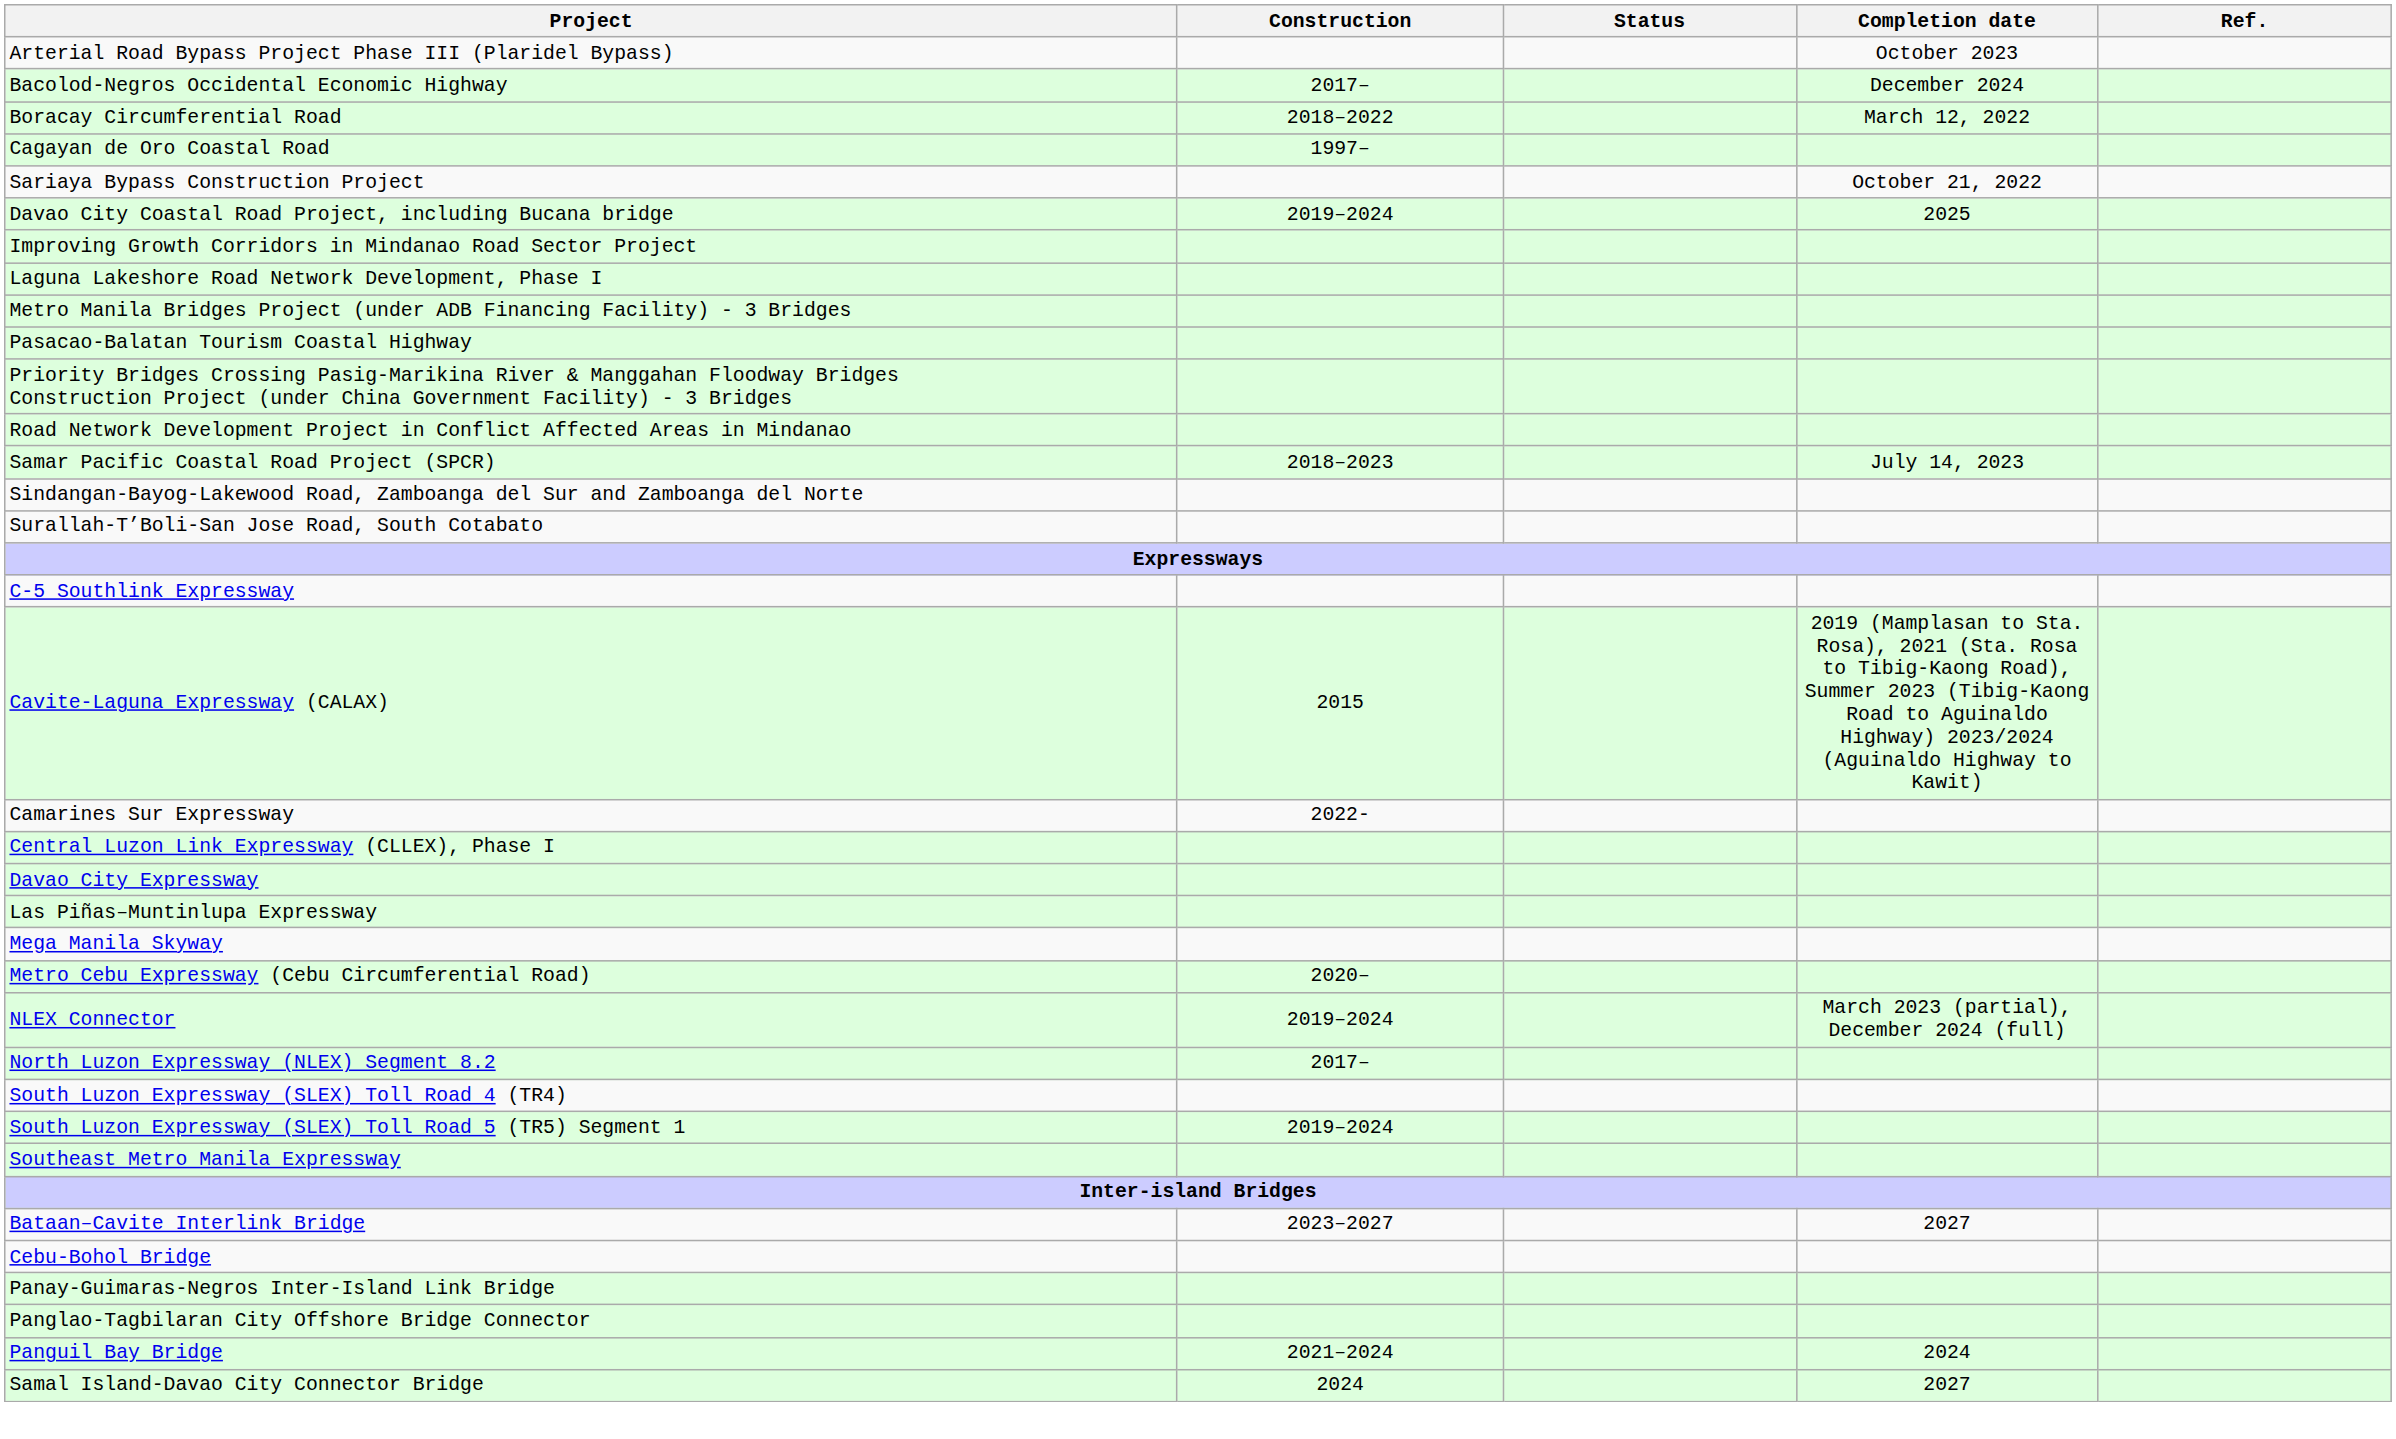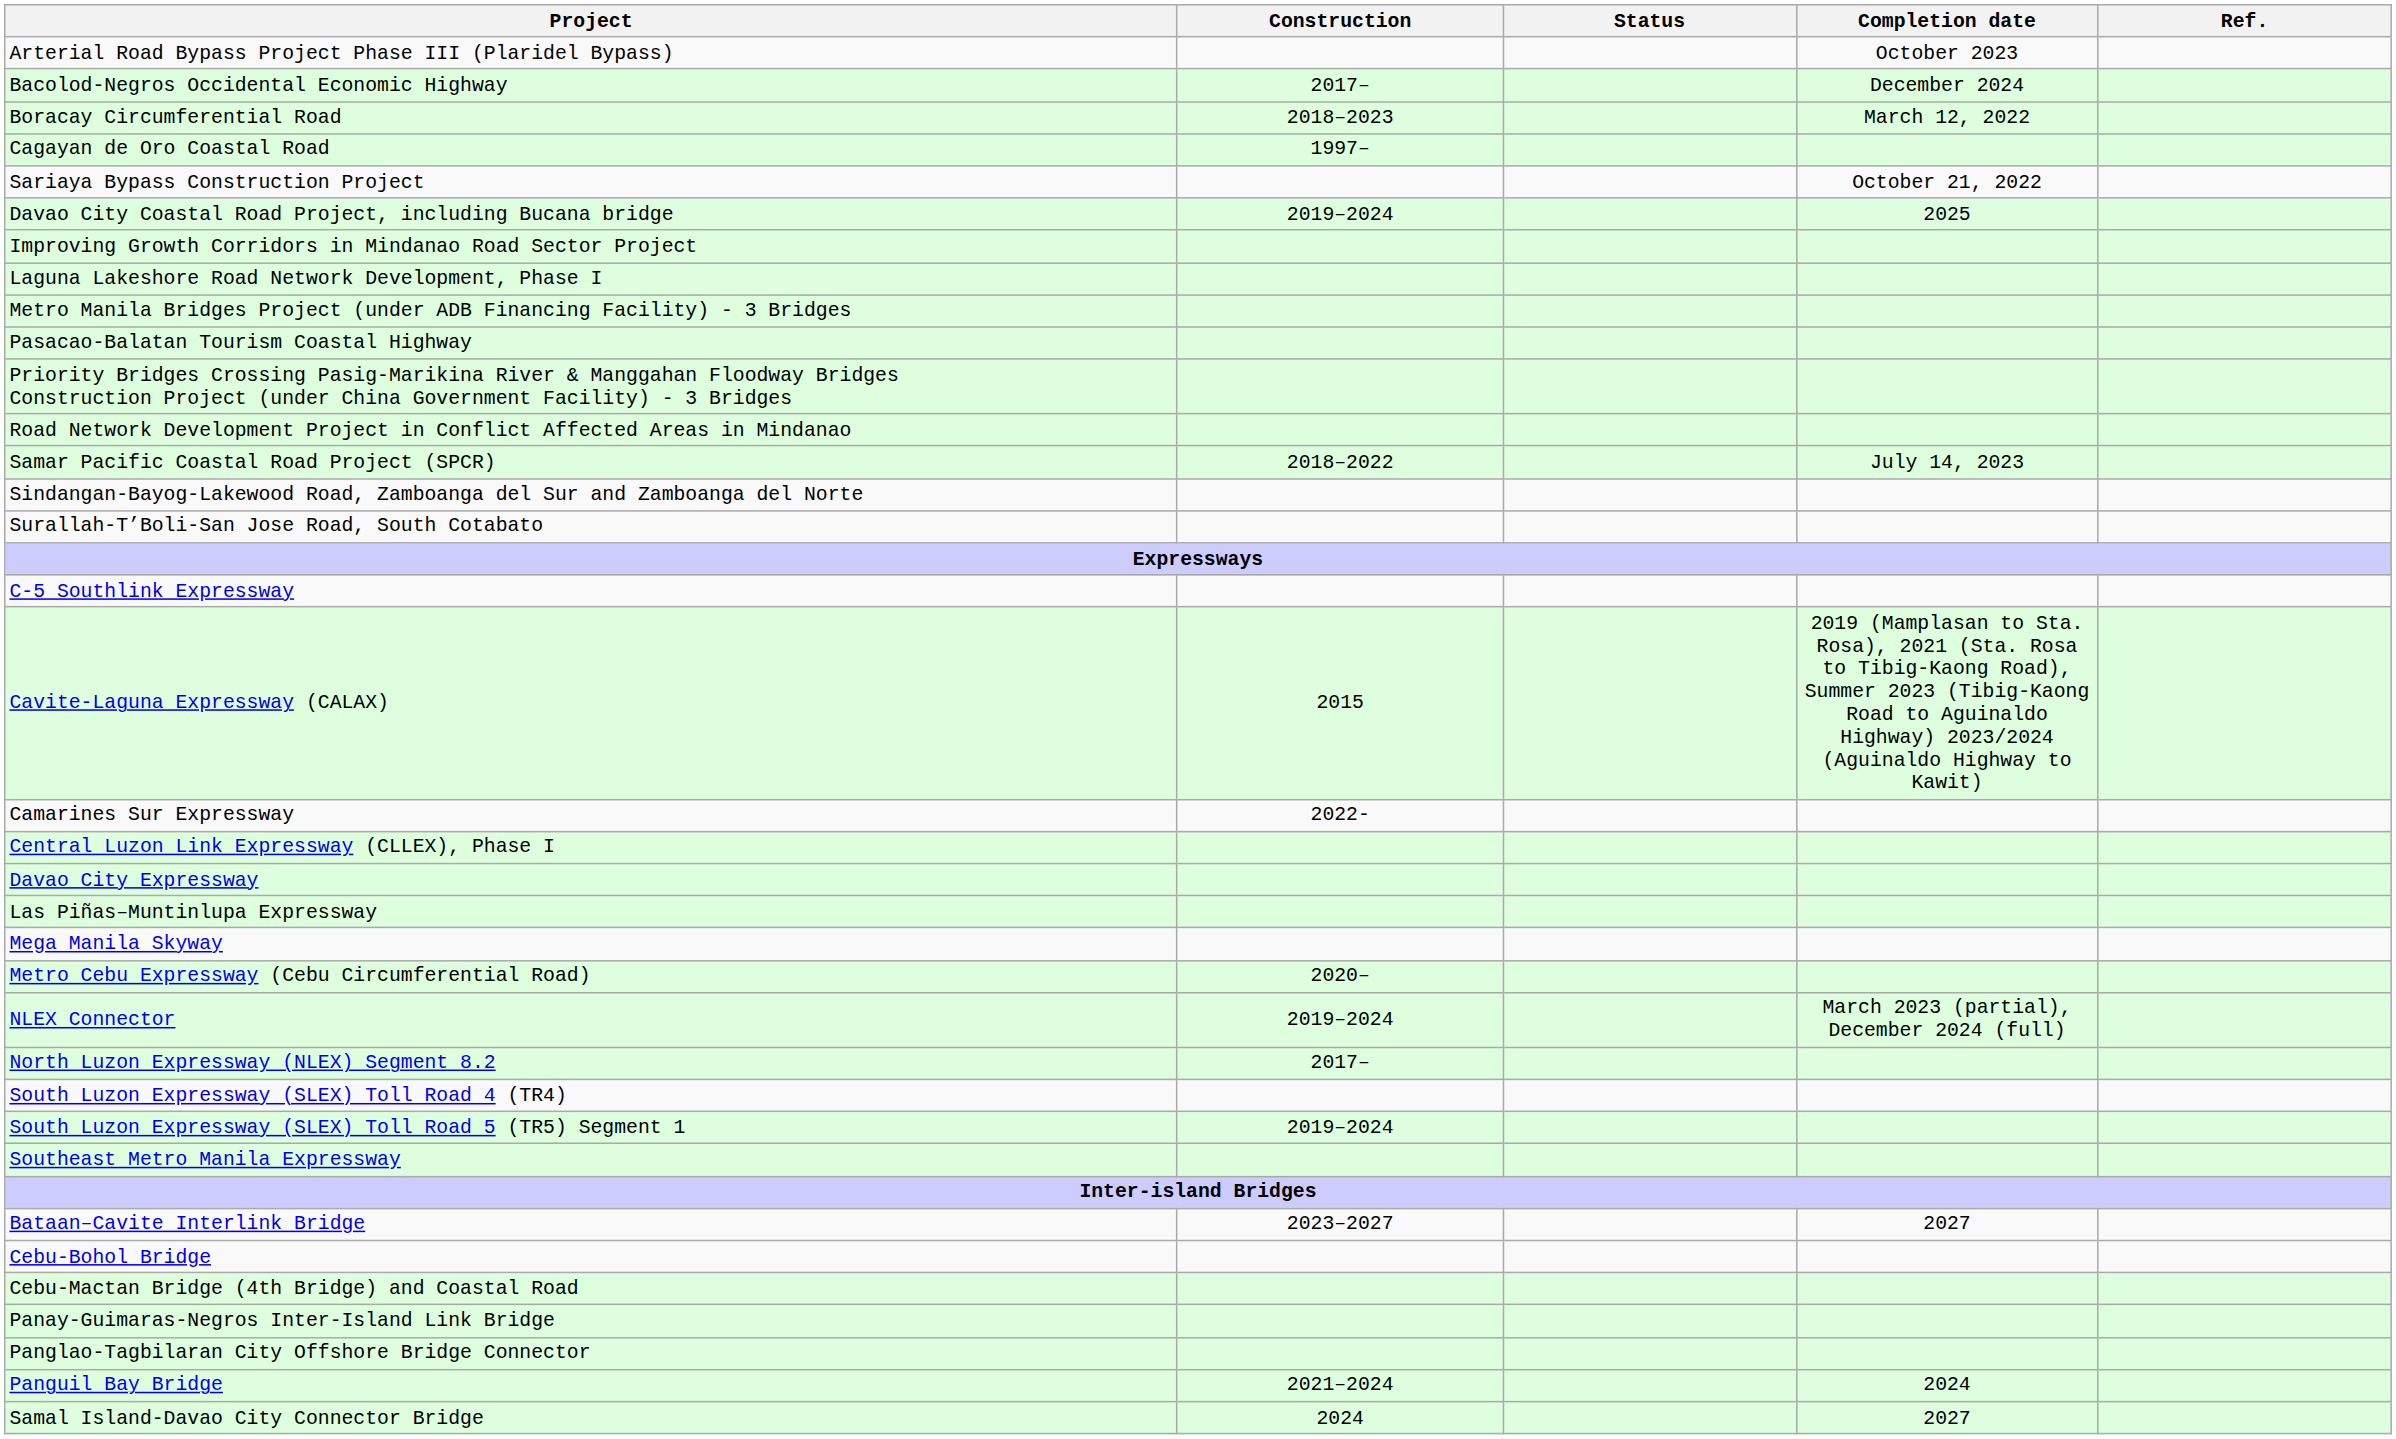(1340, 117) 2018–2022 -> (1340, 117) 2018–2023
(1340, 462) 2018–2023 -> (1340, 462) 2018–2022
+ row: (294, 1289)
